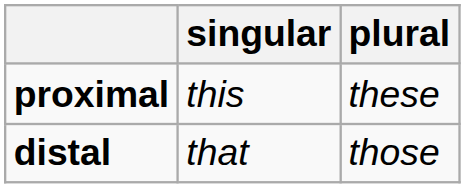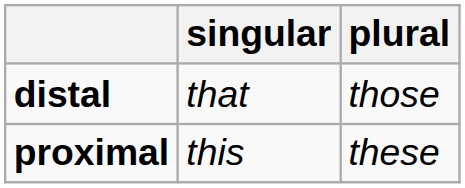rows swapped: (91, 93) <-> (62, 152)
